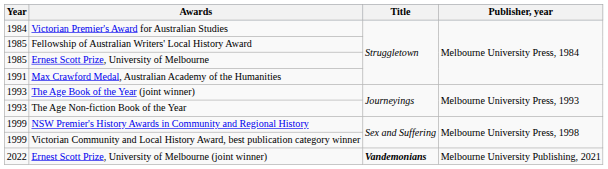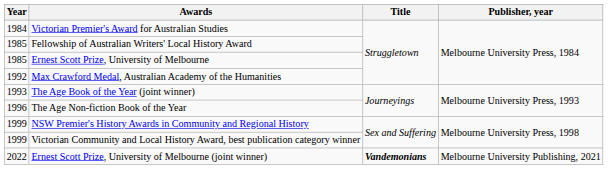(17, 76) 1991 -> (17, 76) 1992
(17, 108) 1993 -> (17, 108) 1996
